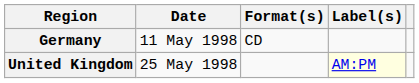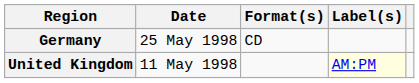(189, 41) 11 May 1998 -> (189, 41) 25 May 1998
(189, 65) 25 May 1998 -> (189, 65) 11 May 1998
